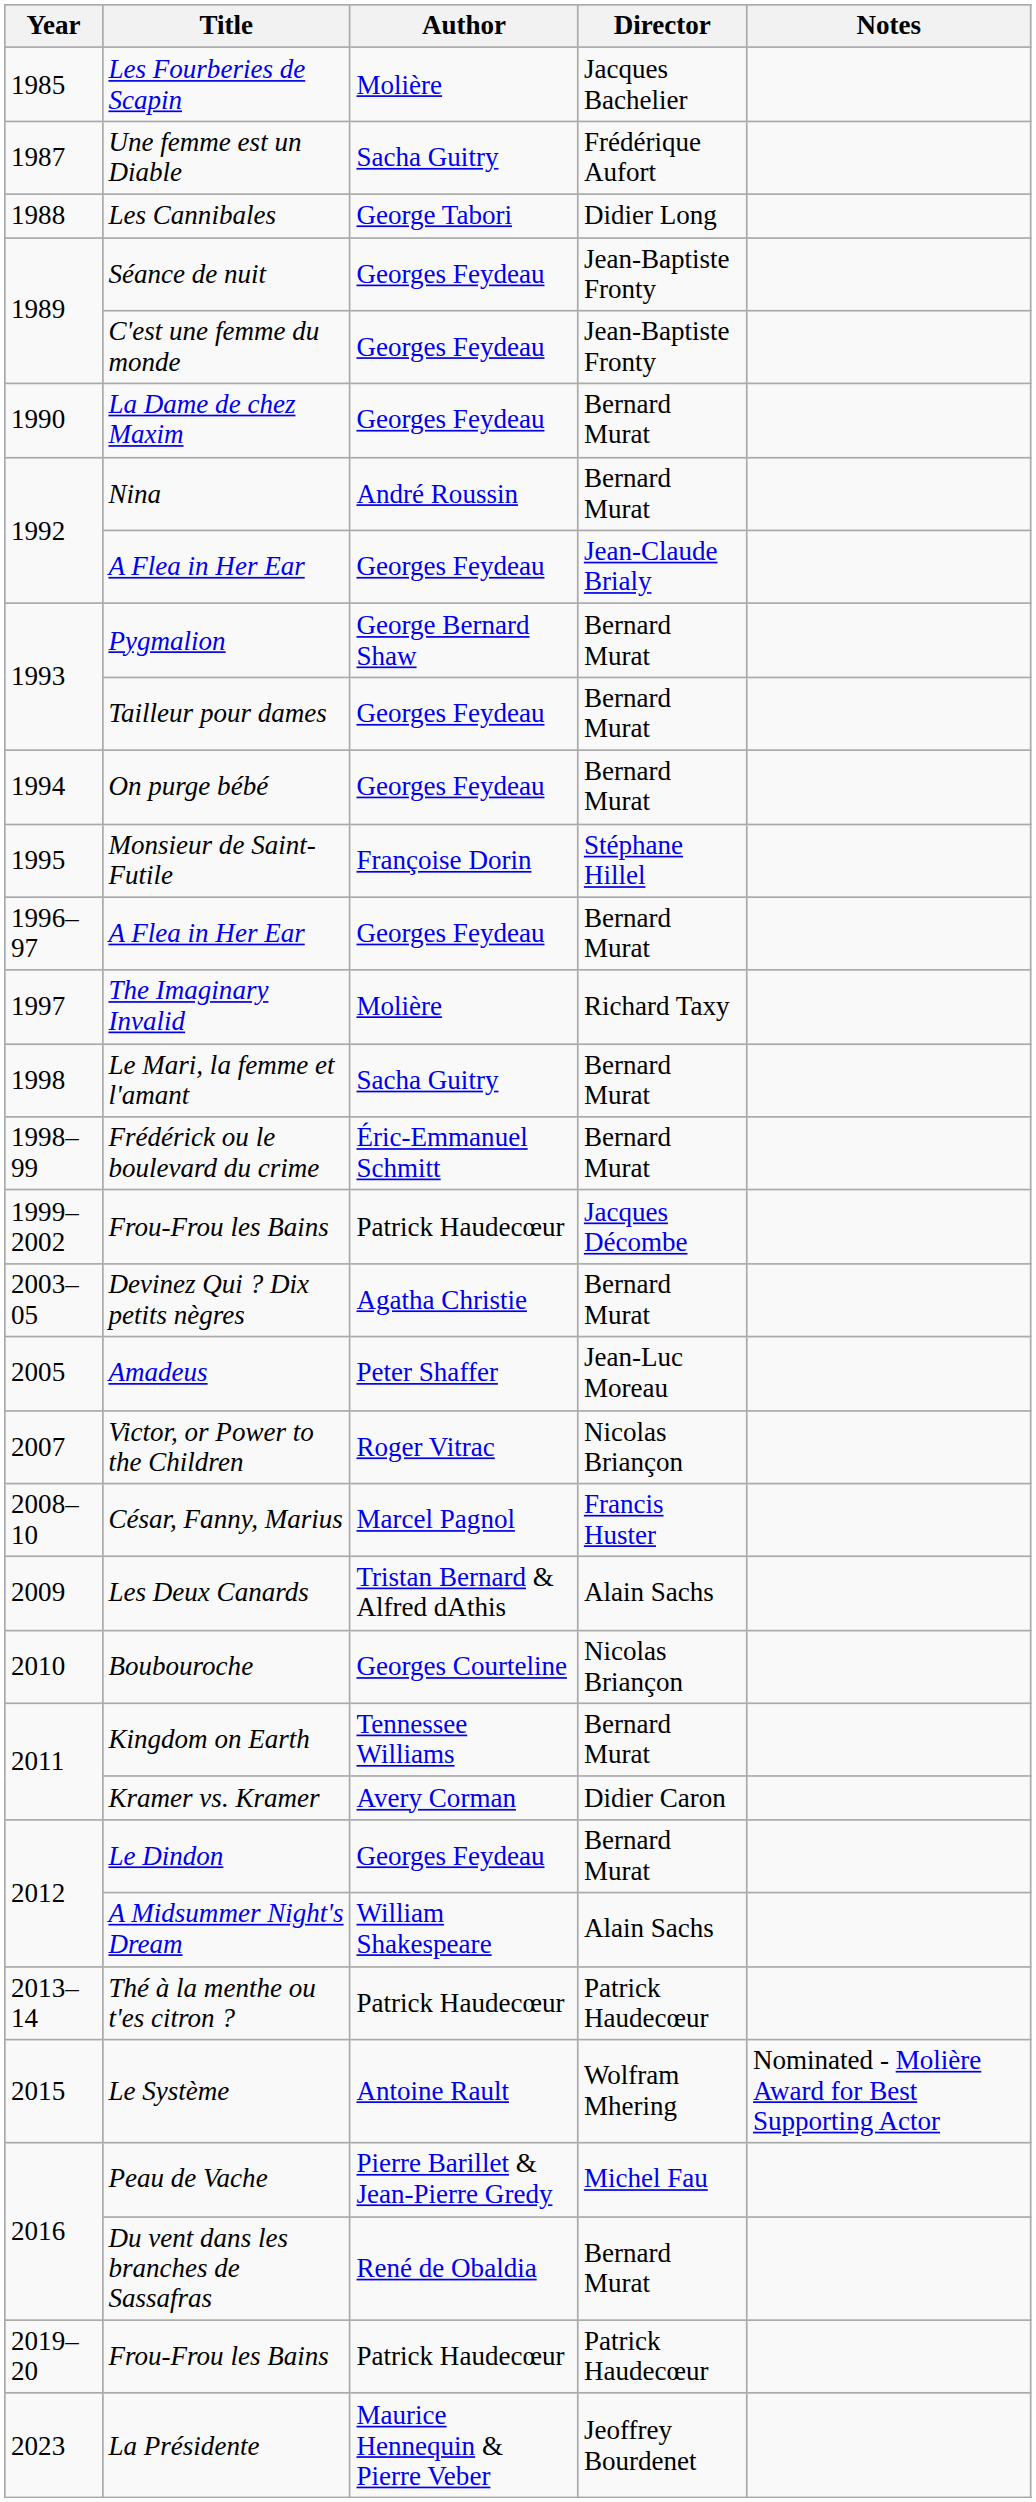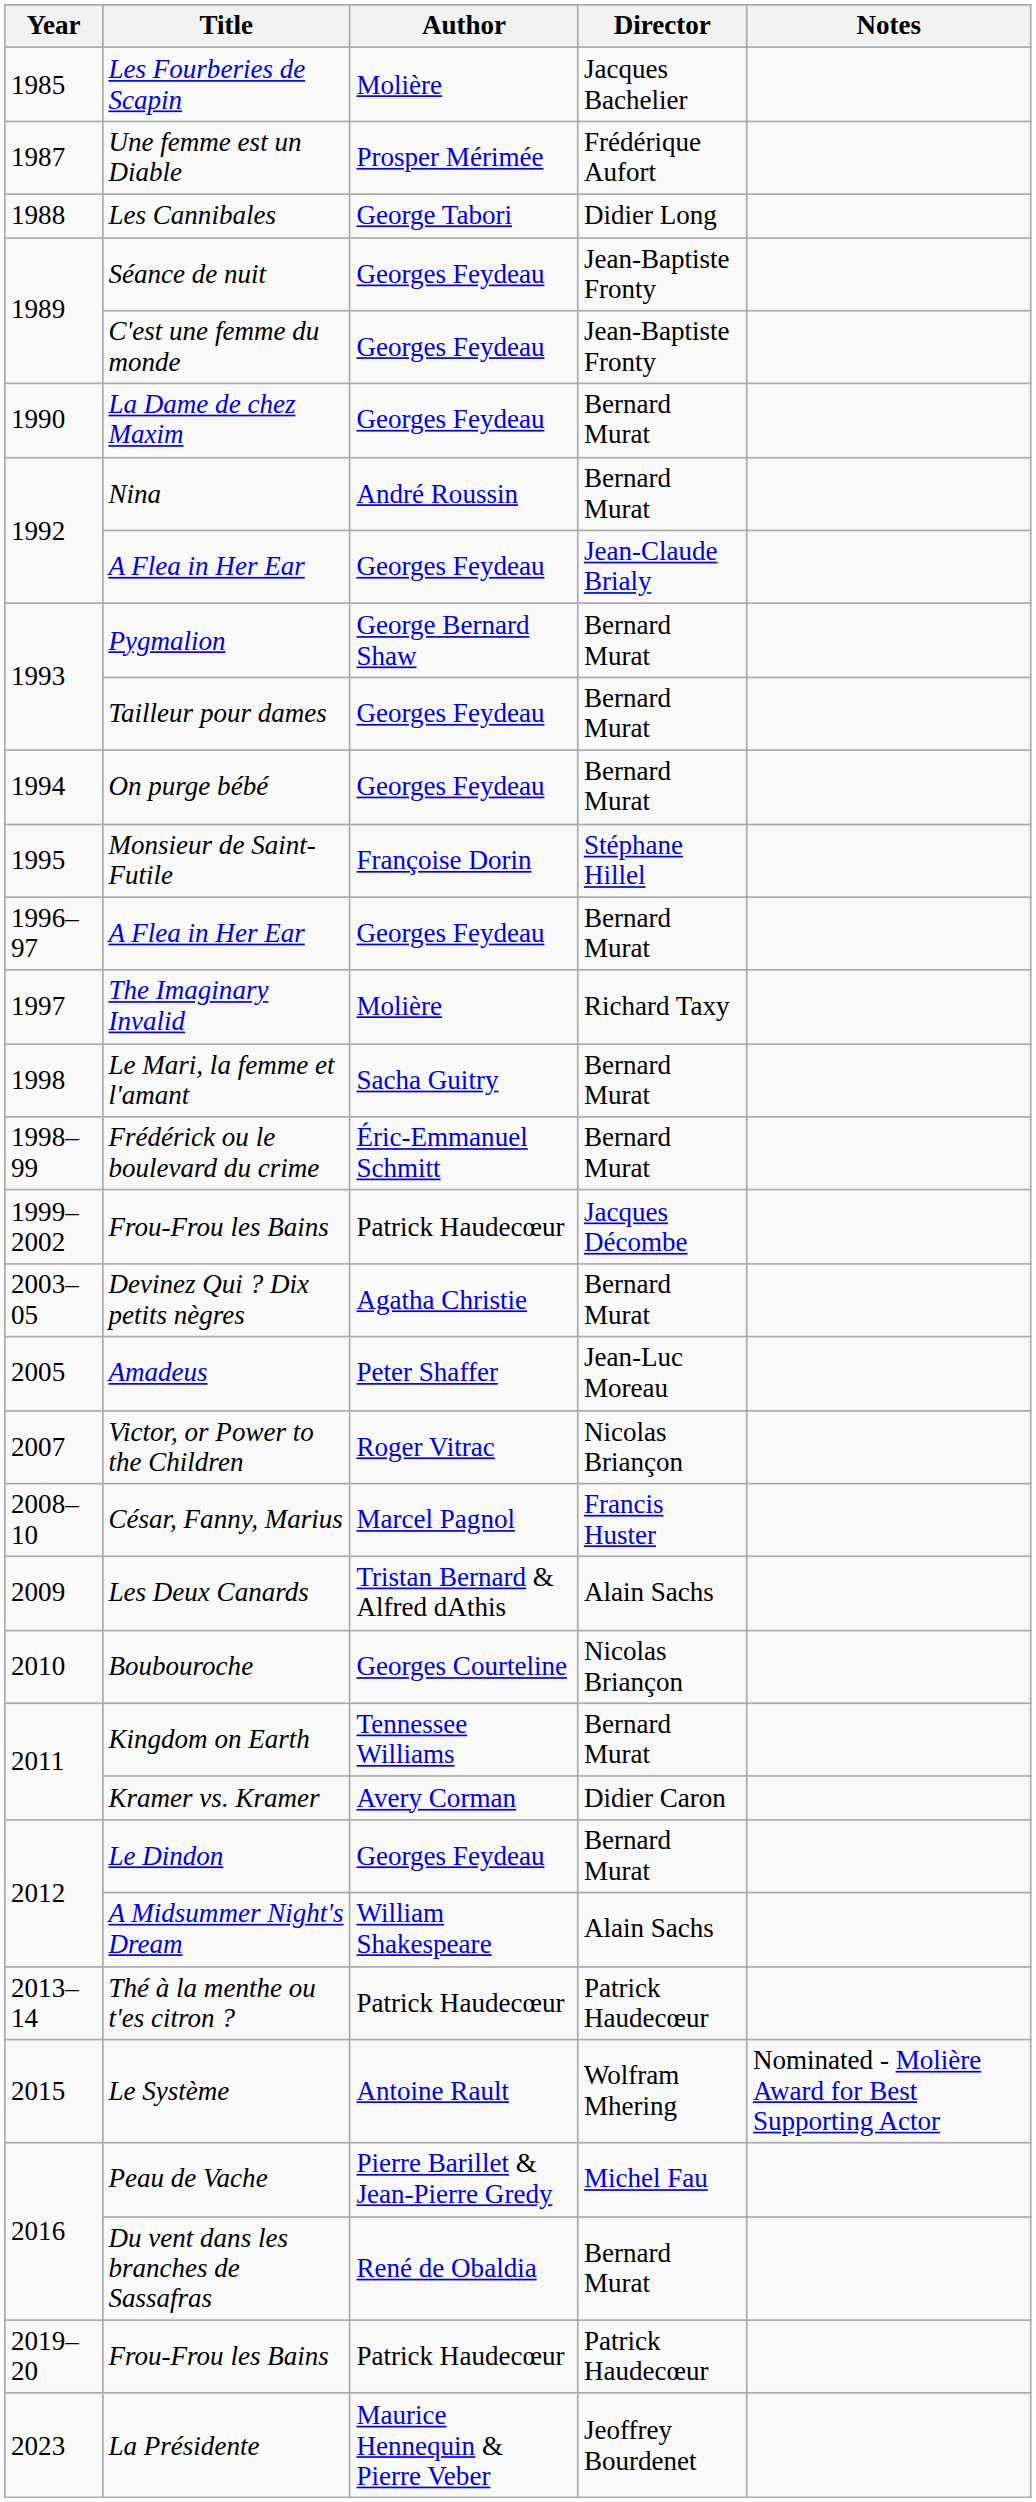(427, 157) Sacha Guitry -> (450, 157) Prosper Mérimée
